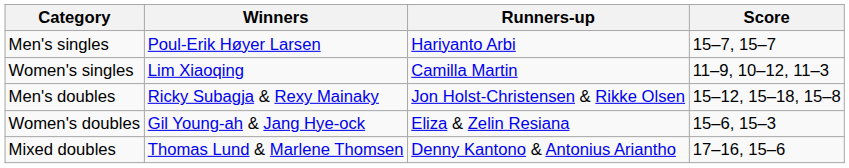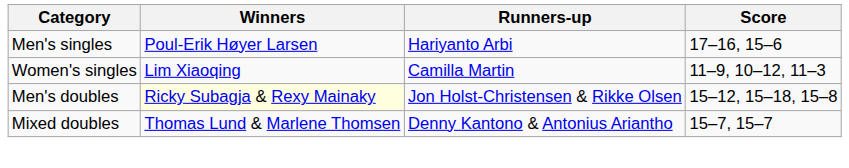(734, 44) 15–7, 15–7 -> (736, 44) 17–16, 15–6
(263, 96) no background -> (260, 96) lightyellow background
- row: (74, 123)
(739, 149) 17–16, 15–6 -> (731, 123) 15–7, 15–7
